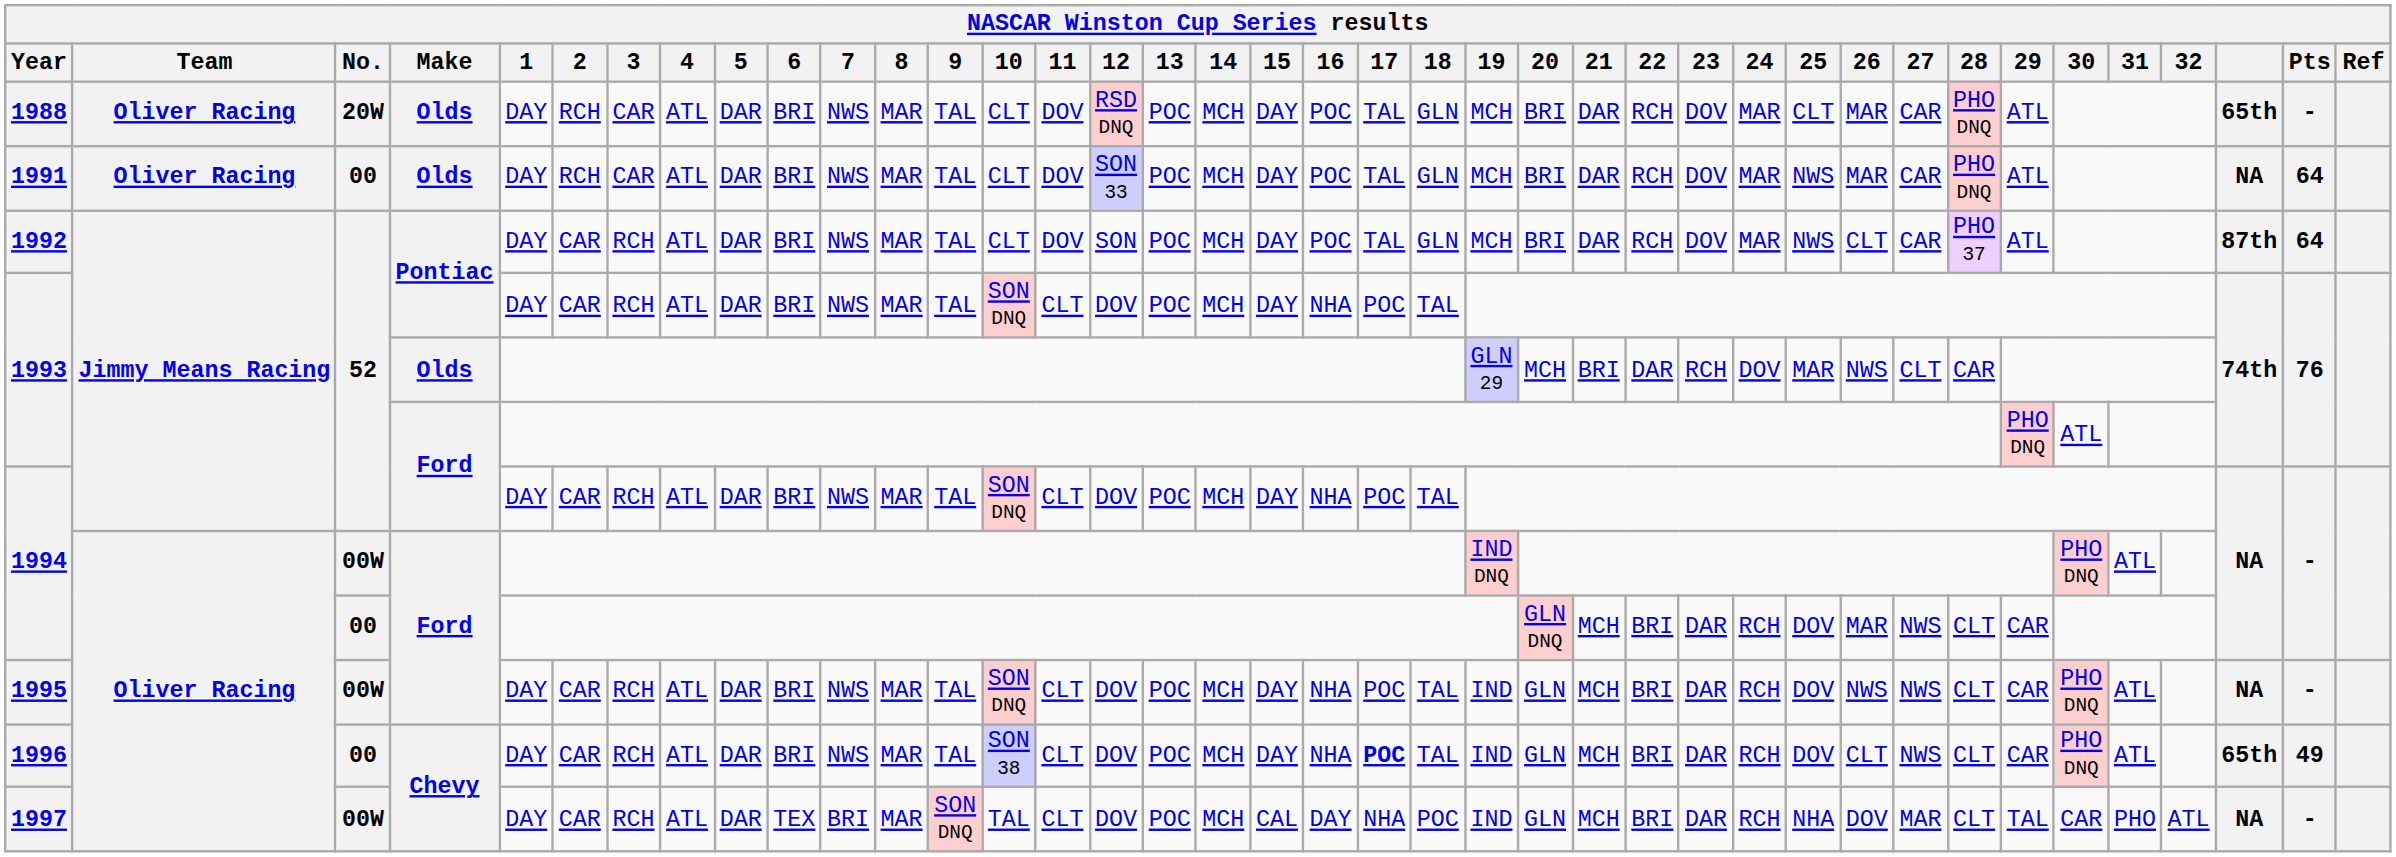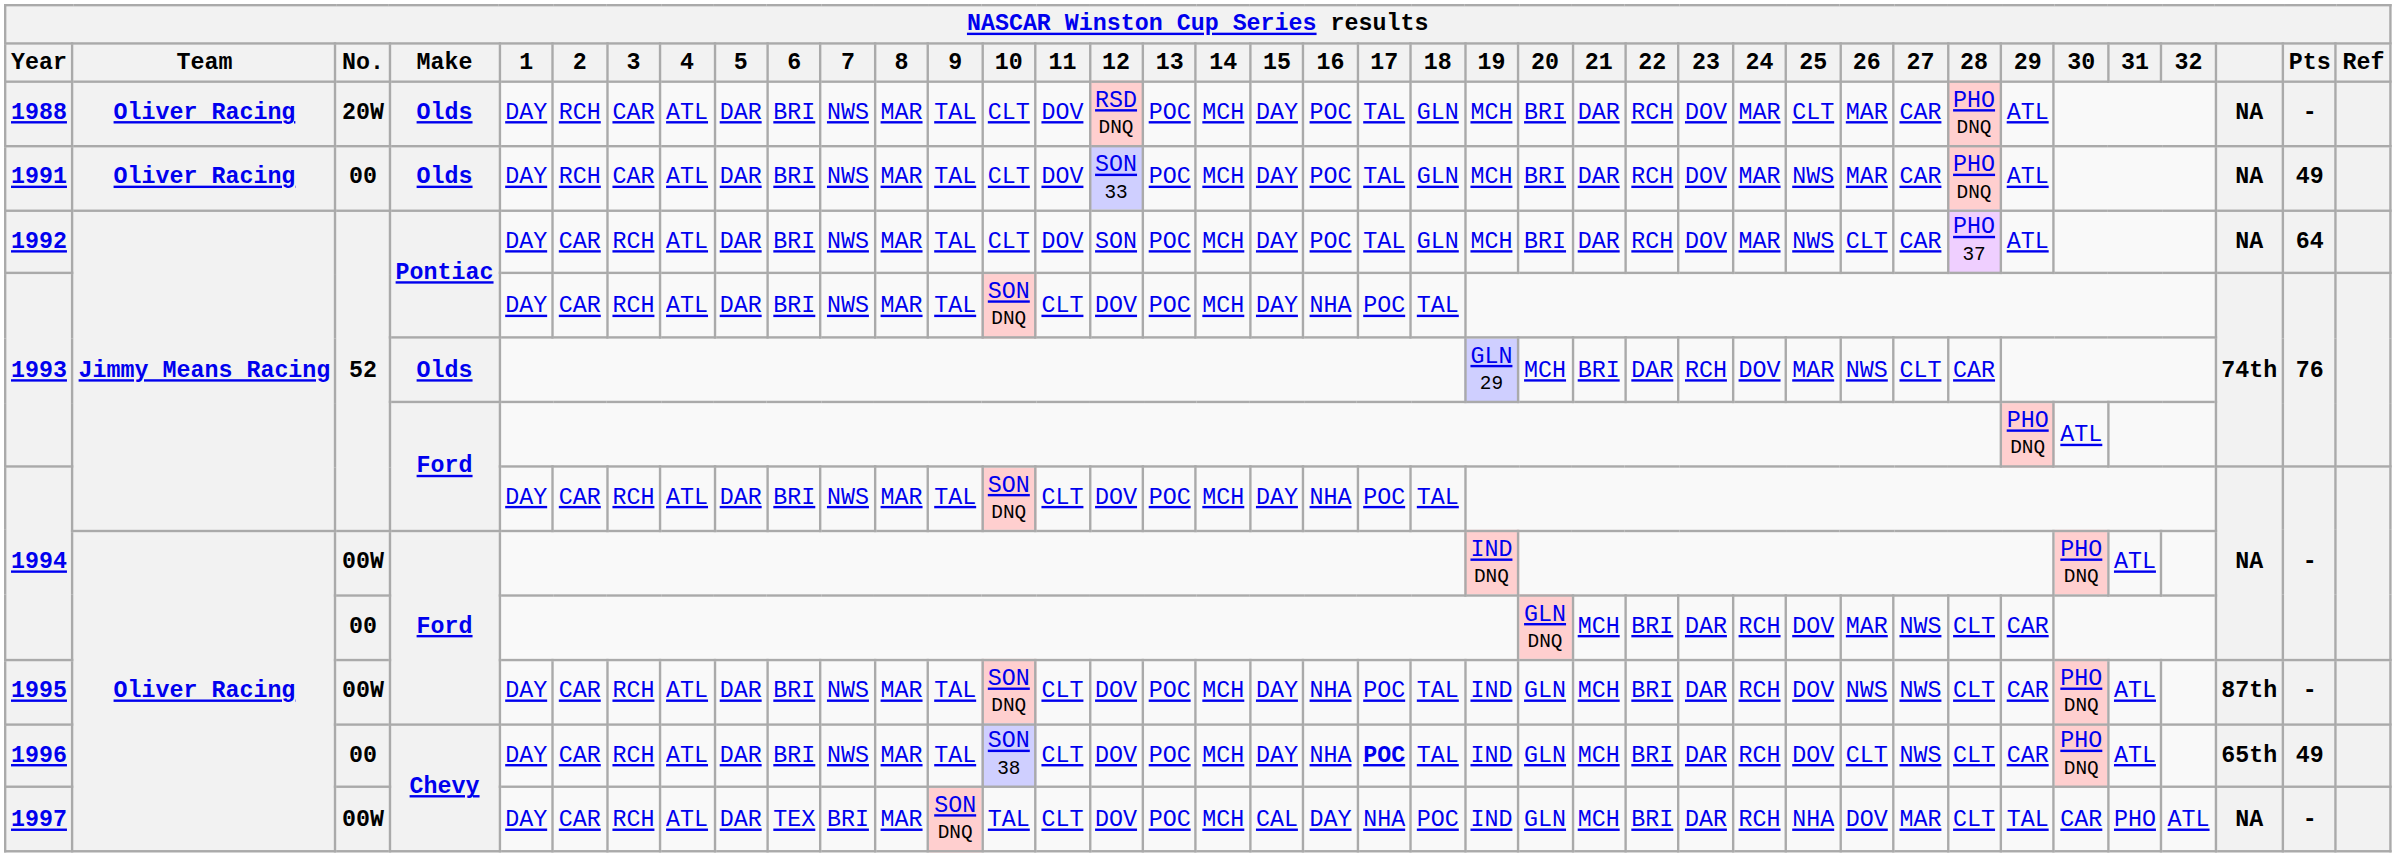(2249, 113) 65th -> (2249, 113) NA
(2310, 177) 64 -> (2310, 177) 49
(2249, 241) 87th -> (2249, 241) NA
(2249, 691) NA -> (2249, 691) 87th
